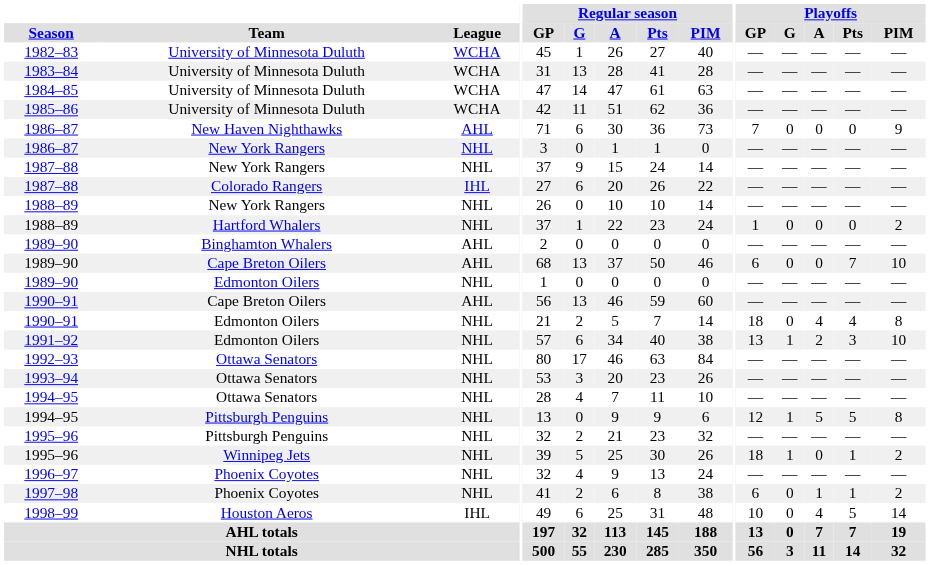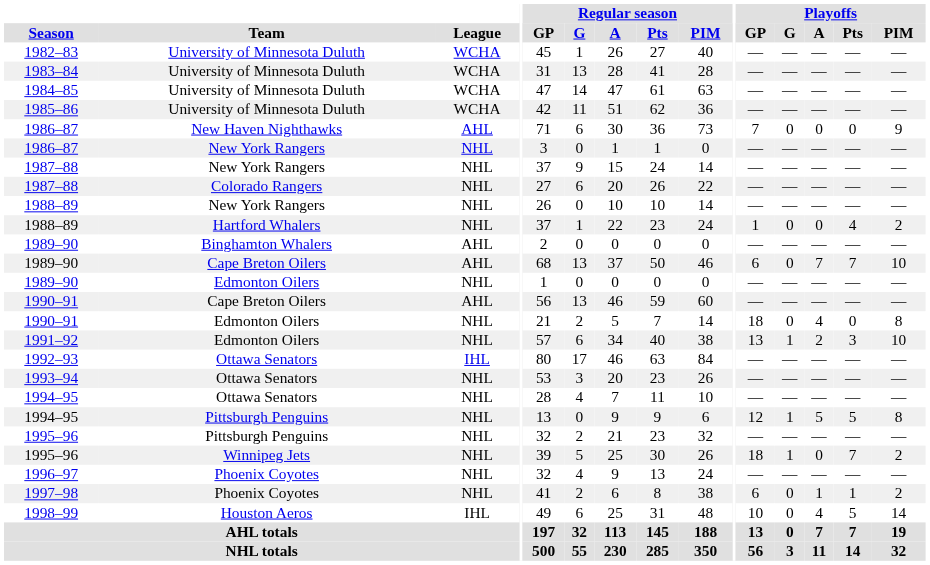(477, 186) IHL -> (477, 186) NHL
(853, 224) 0 -> (853, 224) 4
(819, 263) 0 -> (819, 263) 7
(853, 320) 4 -> (853, 320) 0
(477, 359) NHL -> (477, 359) IHL
(853, 455) 1 -> (853, 455) 7
